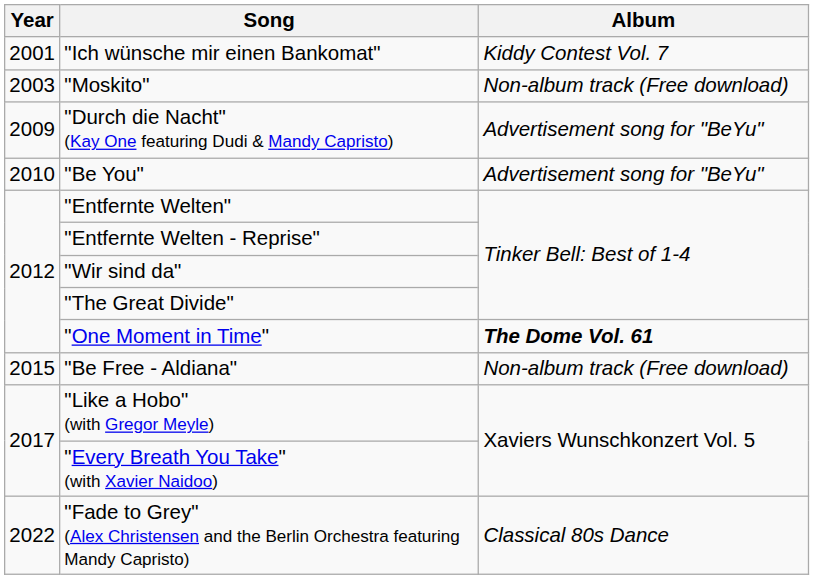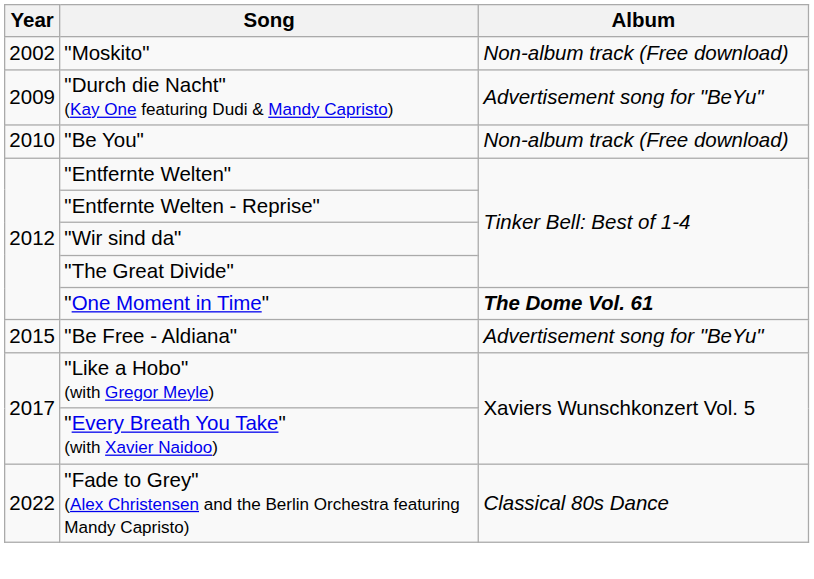- row: (222, 53)
(32, 85) 2003 -> (32, 53) 2002
(623, 173) Advertisement song for "BeYu" -> (636, 141) Non-album track (Free download)
(636, 368) Non-album track (Free download) -> (623, 336) Advertisement song for "BeYu"
